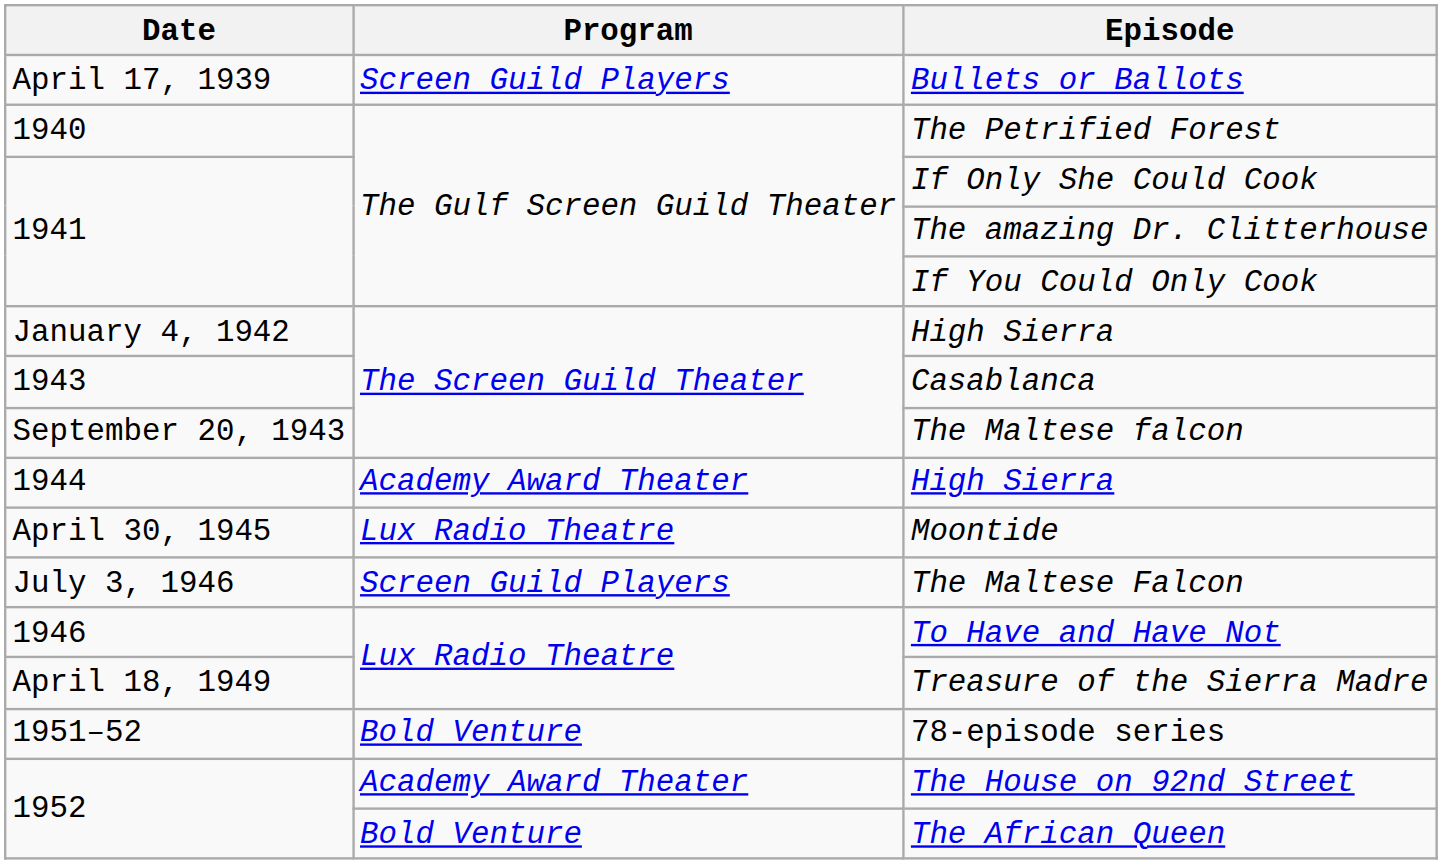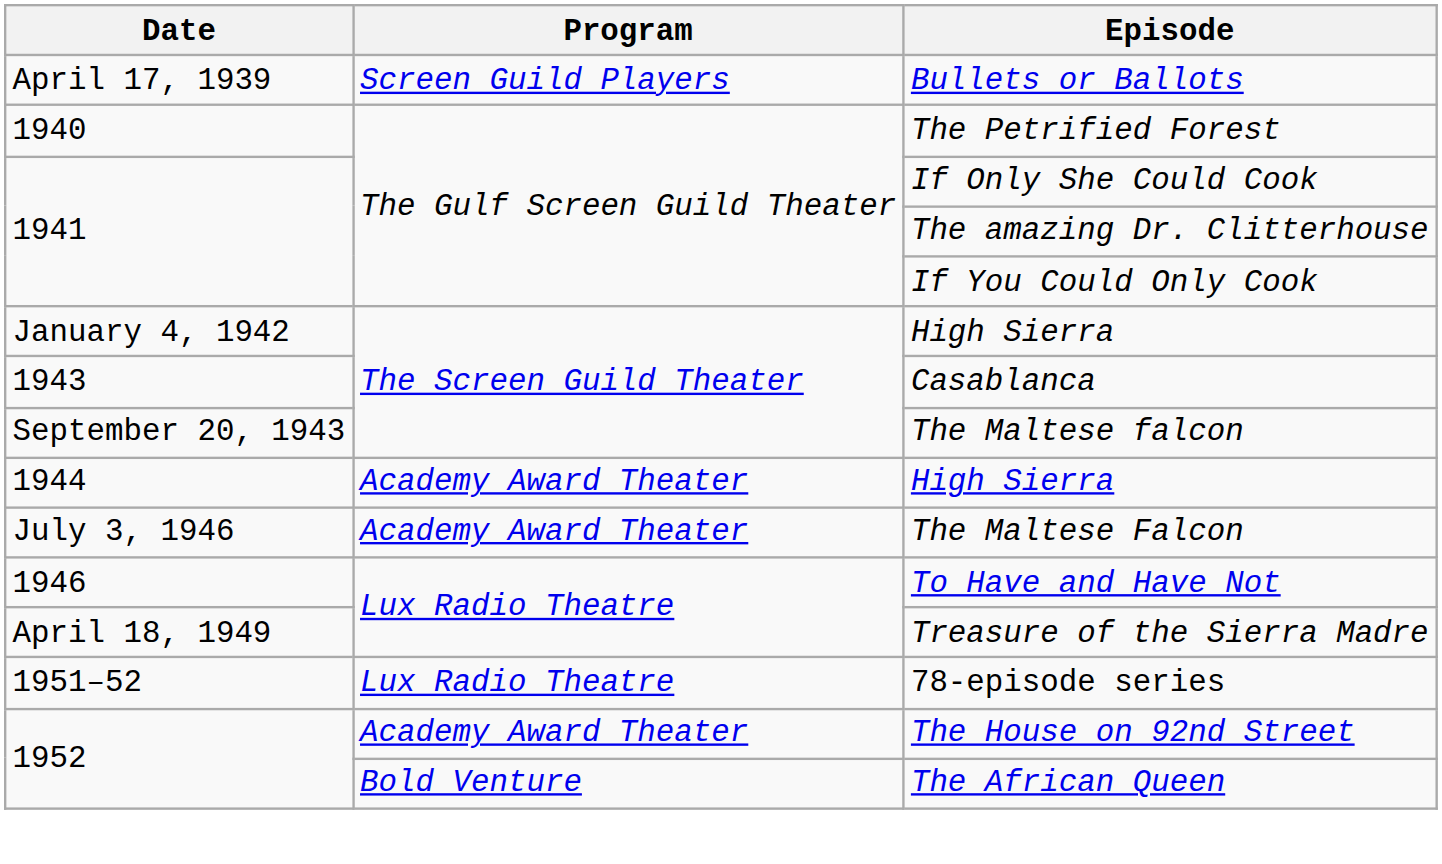- row: (142, 532)
(545, 583) Screen Guild Players -> (554, 532) Academy Award Theater
(471, 733) Bold Venture -> (517, 683) Lux Radio Theatre
